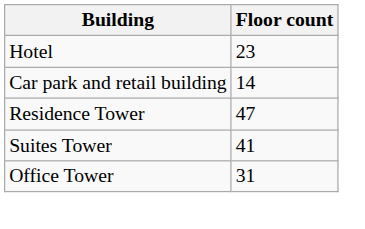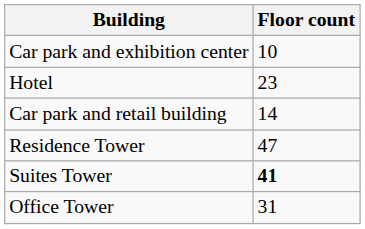+ row: (129, 51)
(246, 144) normal -> (267, 176) bold
